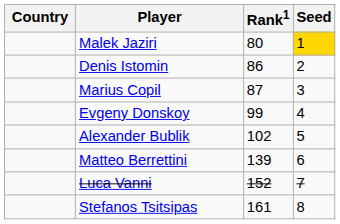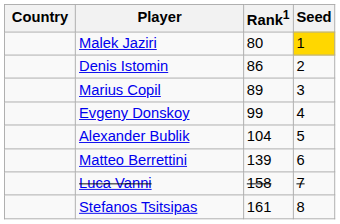(255, 90) 87 -> (255, 90) 89
(259, 136) 102 -> (259, 136) 104
(259, 183) 152 -> (259, 183) 158
